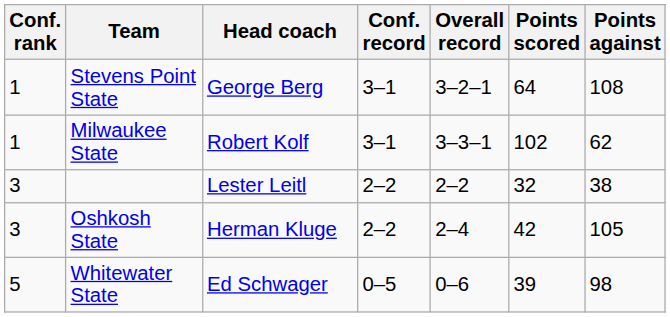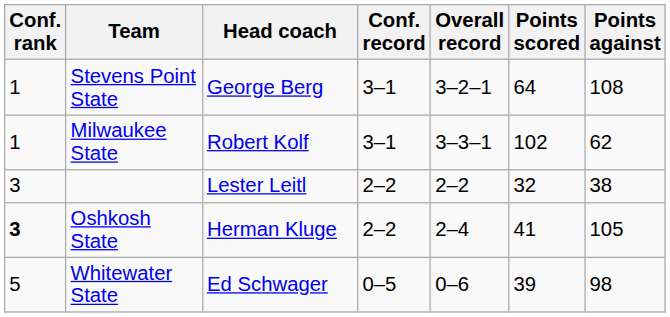(15, 229) normal -> (15, 229) bold
(525, 229) 42 -> (525, 229) 41
